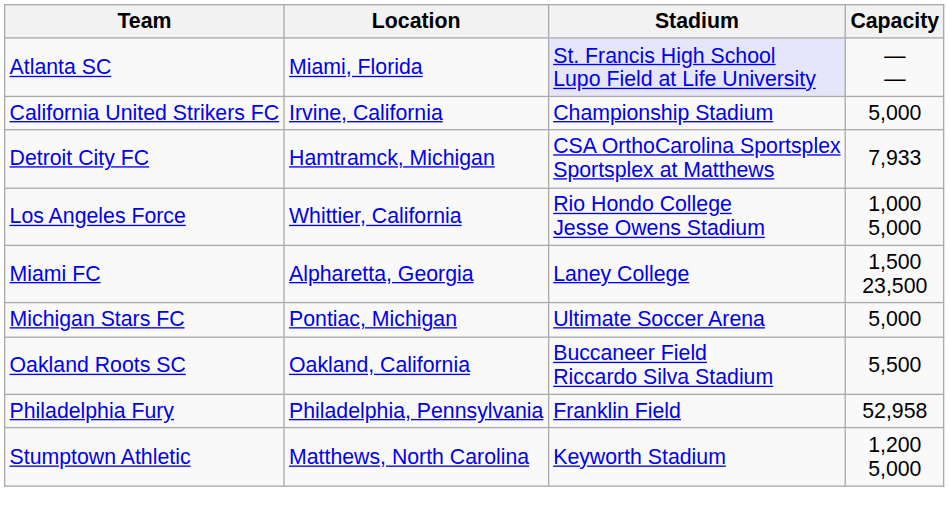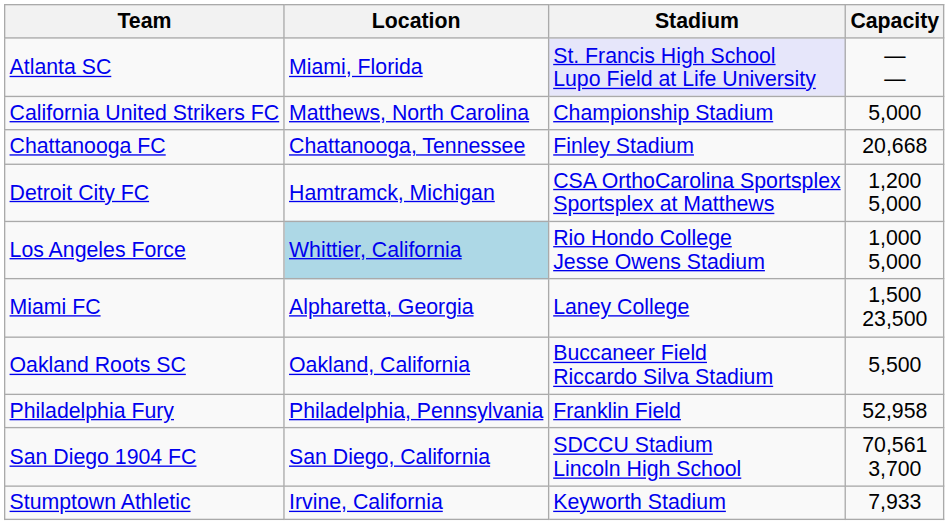(366, 112) Irvine, California -> (409, 112) Matthews, North Carolina
+ row: (88, 146)
(895, 158) 7,933 -> (895, 192) 1,200 5,000
(375, 216) no background -> (375, 249) lightblue background
- row: (97, 319)
+ row: (103, 456)
(409, 456) Matthews, North Carolina -> (366, 502) Irvine, California
(895, 456) 1,200 5,000 -> (895, 502) 7,933
